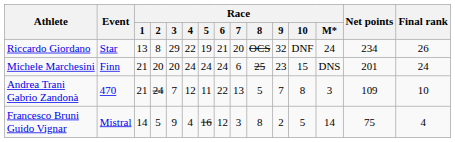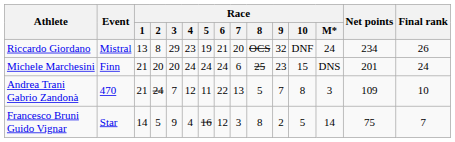(109, 49) Star -> (116, 49) Mistral
(190, 49) 22 -> (190, 49) 23
(116, 122) Mistral -> (109, 122) Star
(423, 122) 4 -> (423, 122) 7
